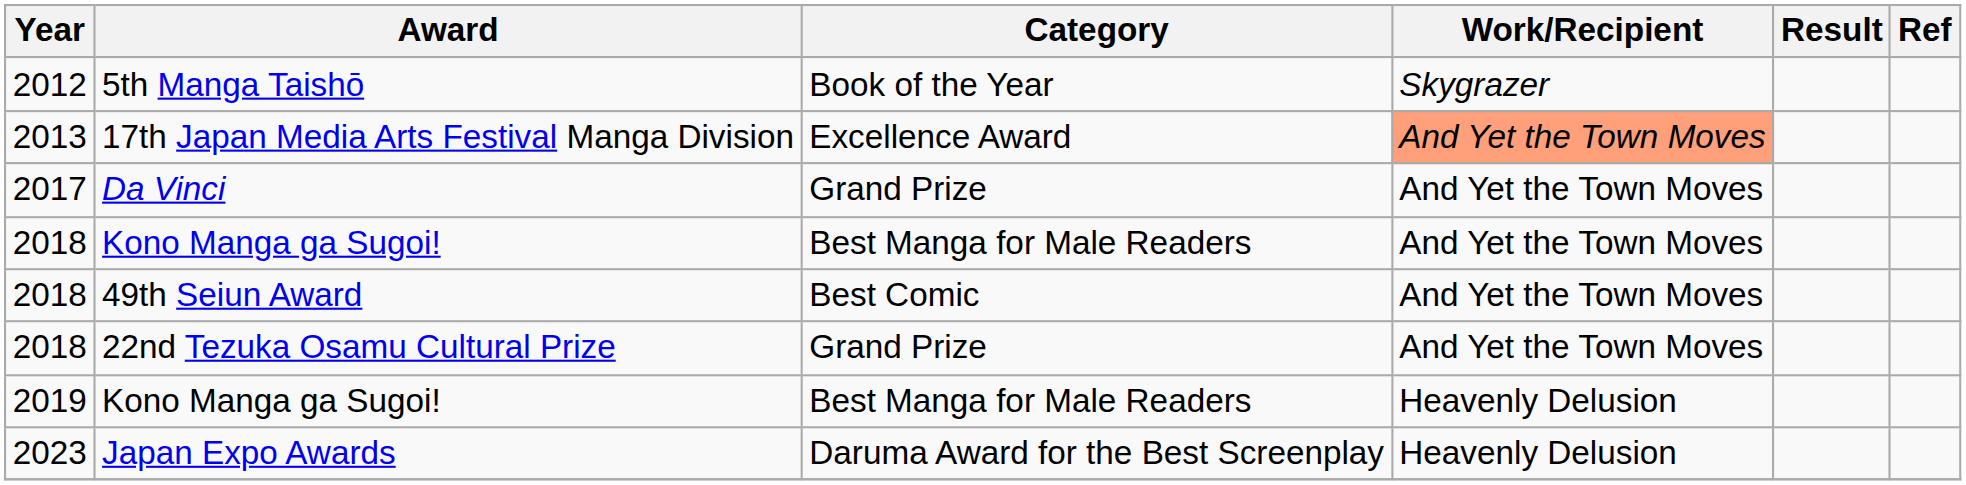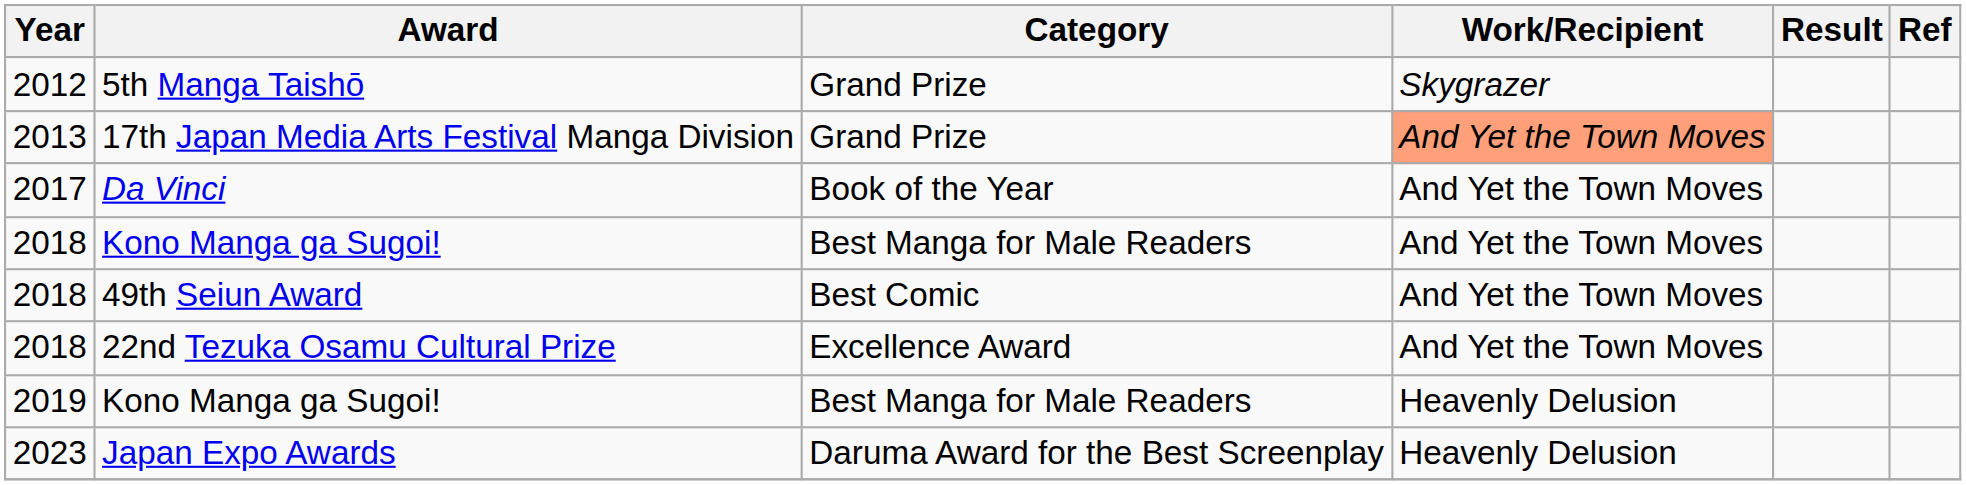(931, 83) Book of the Year -> (898, 83) Grand Prize
(940, 136) Excellence Award -> (898, 136) Grand Prize
(898, 189) Grand Prize -> (931, 189) Book of the Year
(898, 347) Grand Prize -> (940, 347) Excellence Award
